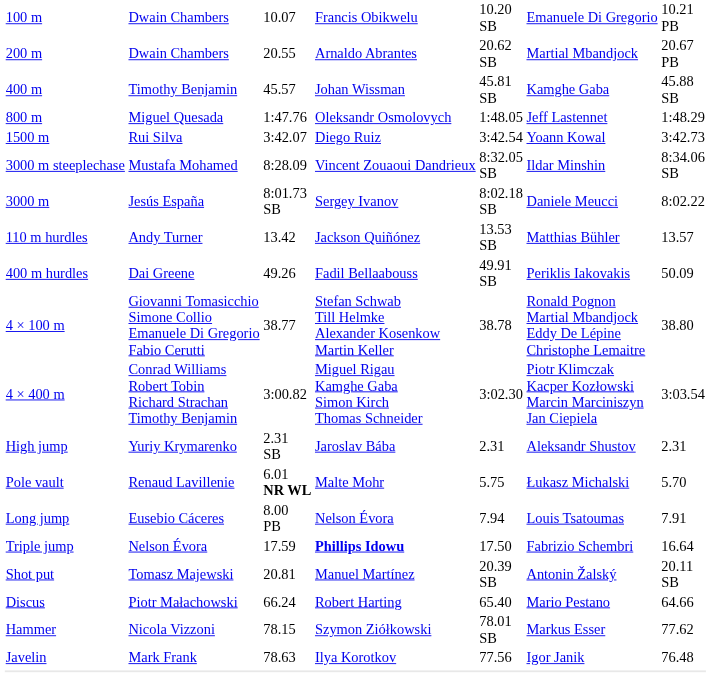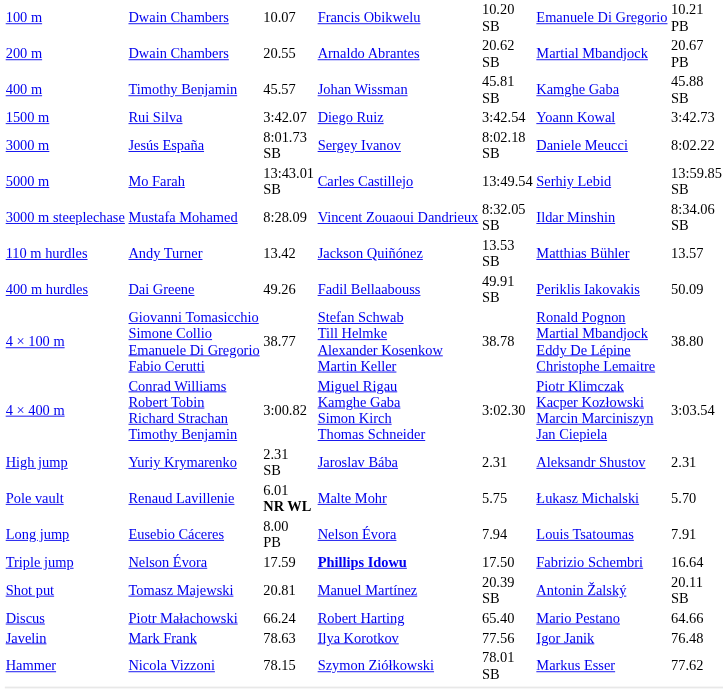- row: (24, 117)
rows swapped: (28, 201) <-> (65, 165)
+ row: (28, 181)
rows swapped: (31, 629) <-> (26, 657)
